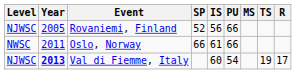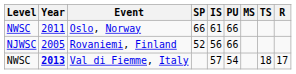rows swapped: (123, 29) <-> (105, 45)
(22, 61) NJWSC -> (19, 61) NWSC
(216, 61) 60 -> (216, 61) 57
(266, 61) 19 -> (266, 61) 18
